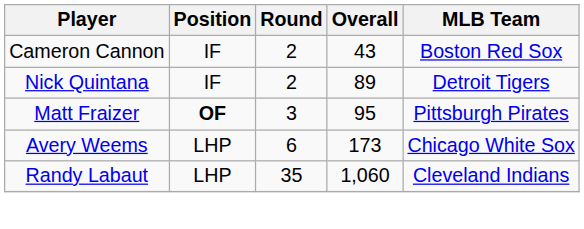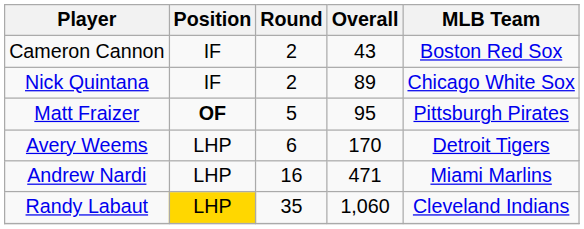(491, 82) Detroit Tigers -> (491, 82) Chicago White Sox
(291, 113) 3 -> (291, 113) 5
(365, 144) 173 -> (365, 144) 170
(491, 144) Chicago White Sox -> (491, 144) Detroit Tigers
+ row: (87, 176)
(212, 176) no background -> (212, 207) gold background
